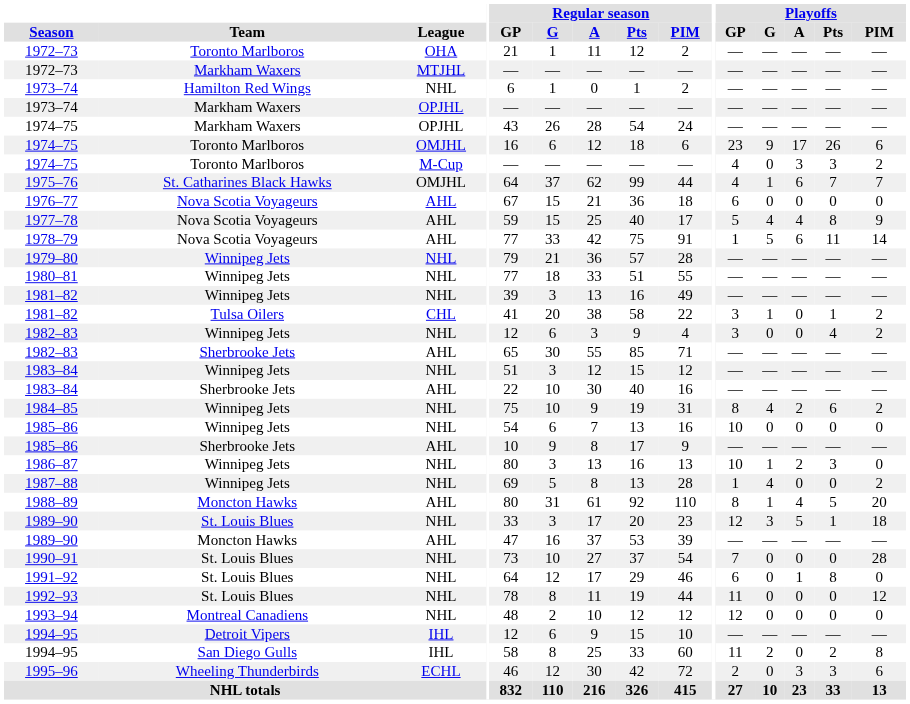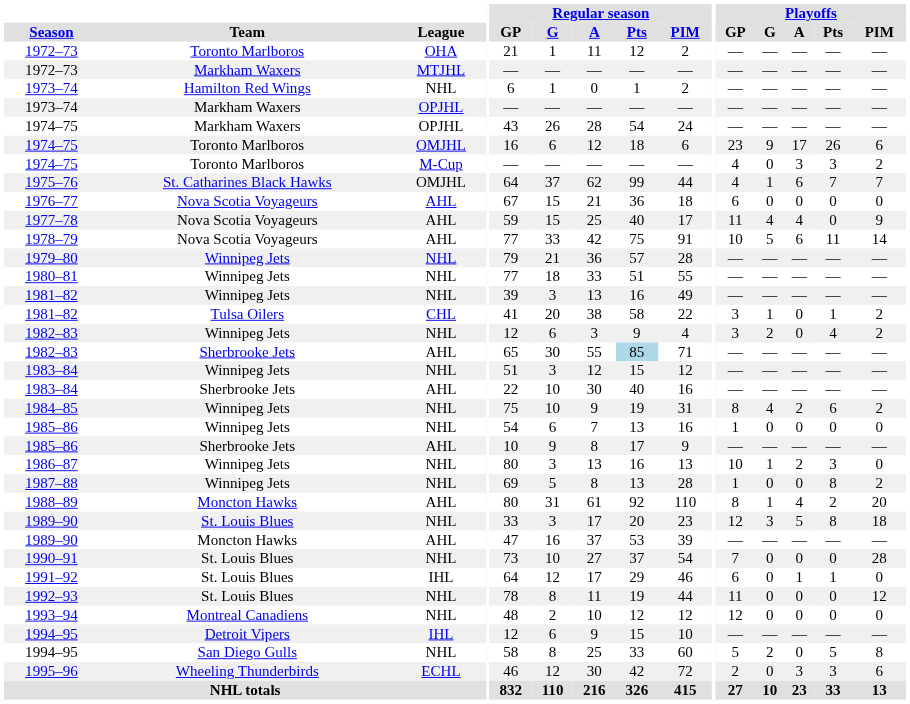(735, 220) 5 -> (735, 220) 11
(833, 220) 8 -> (833, 220) 0
(735, 239) 1 -> (735, 239) 10
(770, 333) 0 -> (770, 333) 2
(637, 351) no background -> (637, 351) lightblue background
(735, 427) 10 -> (735, 427) 1
(770, 483) 4 -> (770, 483) 0
(833, 483) 0 -> (833, 483) 8
(833, 502) 5 -> (833, 502) 2
(833, 521) 1 -> (833, 521) 8
(441, 577) NHL -> (441, 577) IHL
(833, 577) 8 -> (833, 577) 1
(441, 652) IHL -> (441, 652) NHL
(735, 652) 11 -> (735, 652) 5
(833, 652) 2 -> (833, 652) 5
